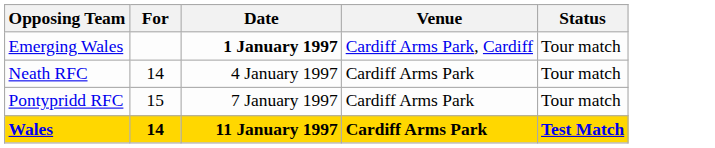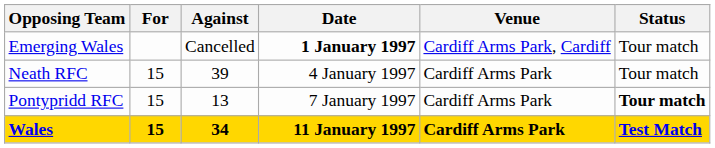+ column: (220, 18)
(155, 73) 14 -> (155, 73) 15
(581, 101) normal -> (662, 101) bold
(155, 128) 14 -> (155, 128) 15
